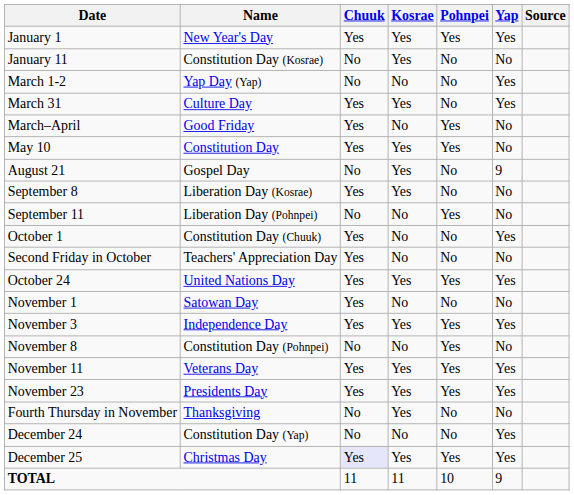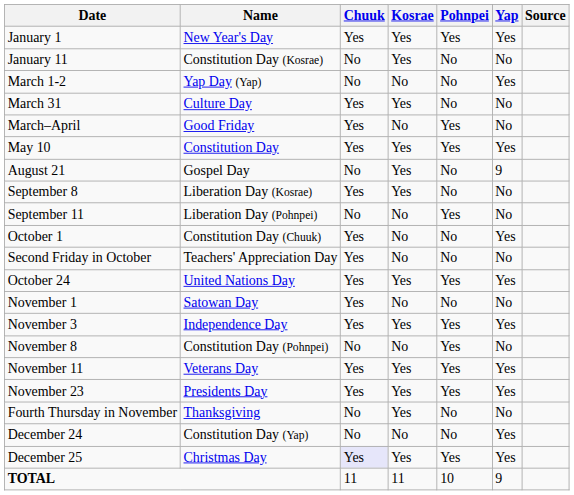(505, 103) Yes -> (504, 103) No
(504, 147) No -> (505, 147) Yes
